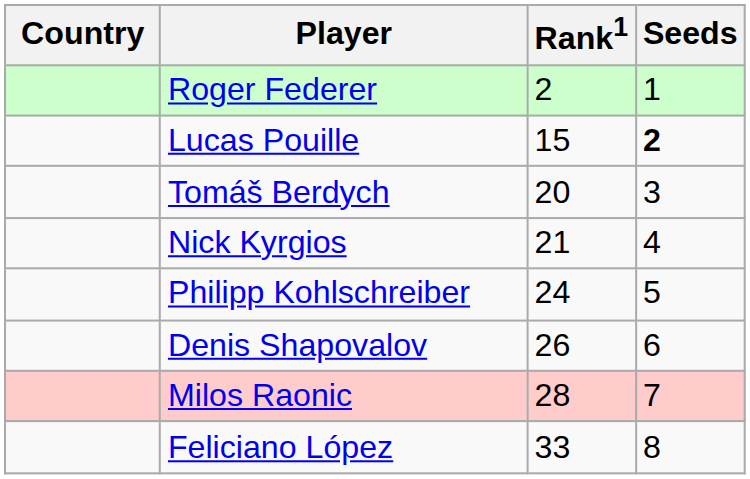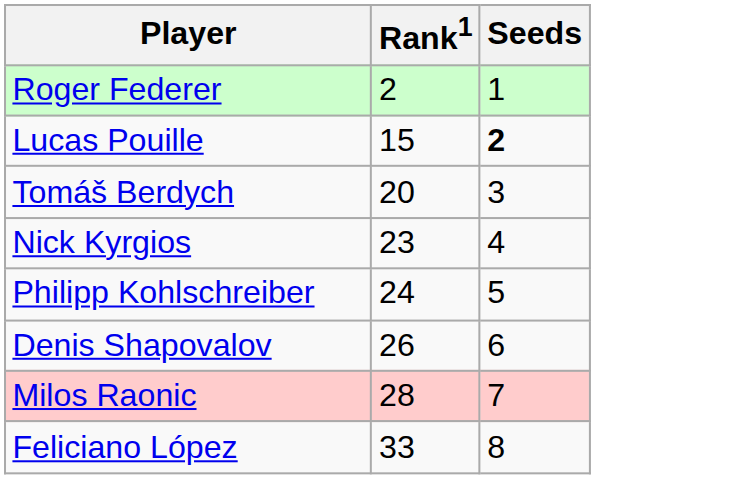- column: (83, 34)
(552, 242) 21 -> (397, 242) 23
